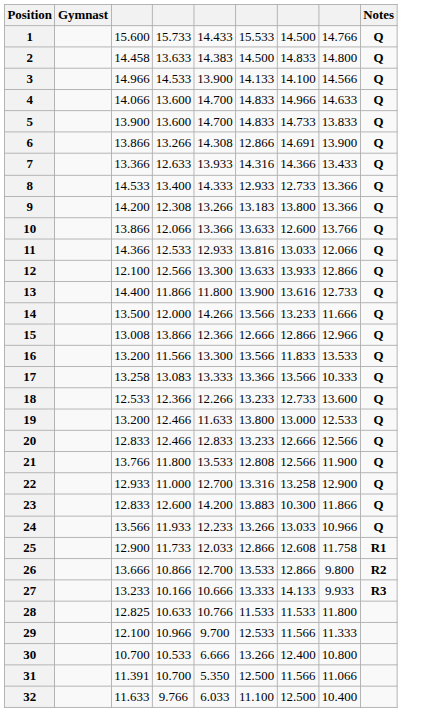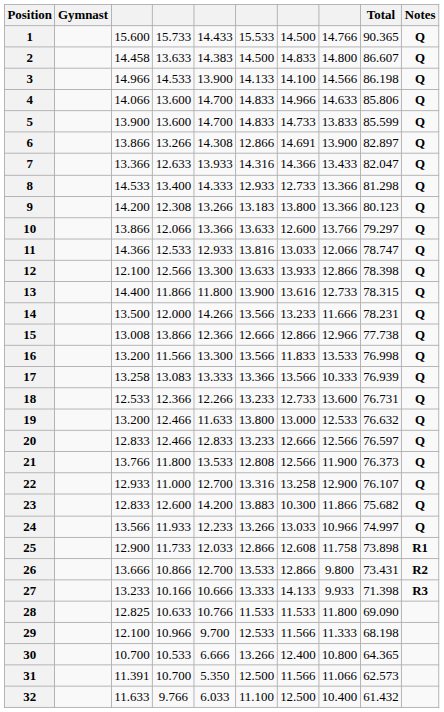+ column: (381, 15)
